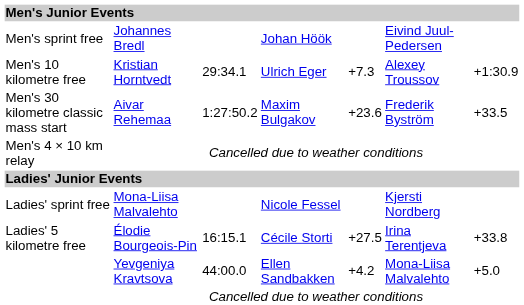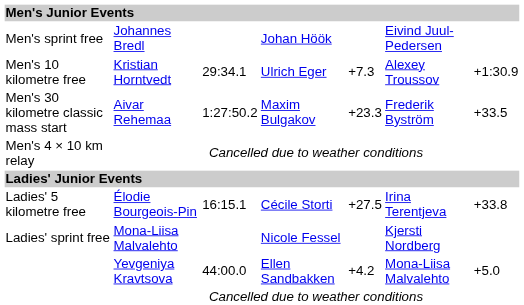(365, 112) +23.6 -> (365, 112) +23.3
rows swapped: (58, 204) <-> (46, 237)
